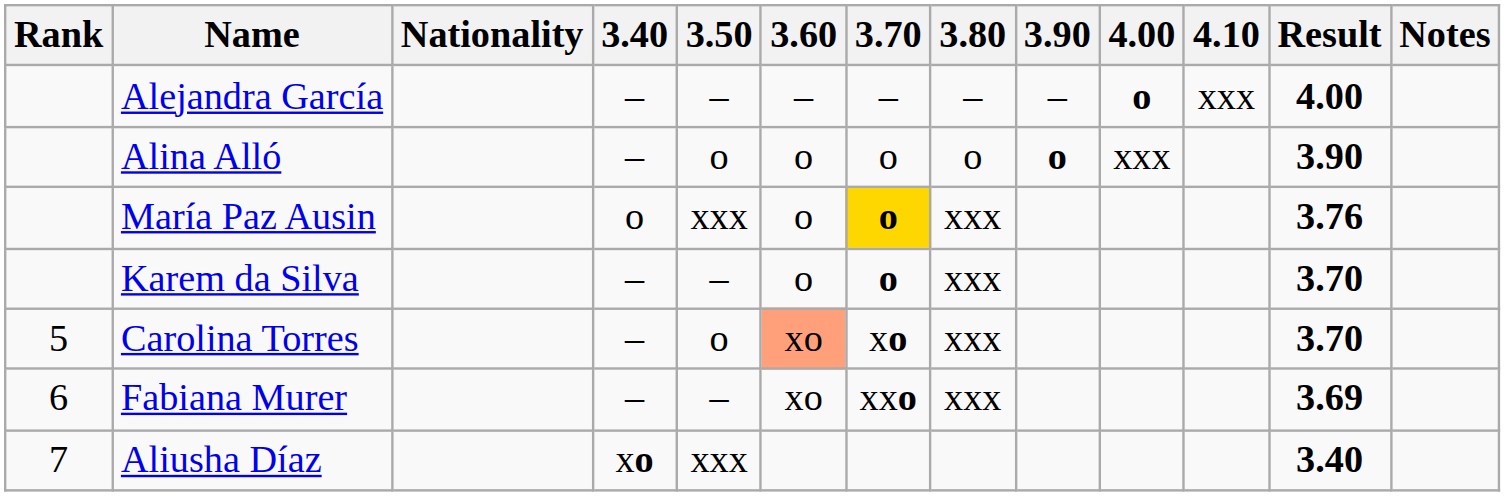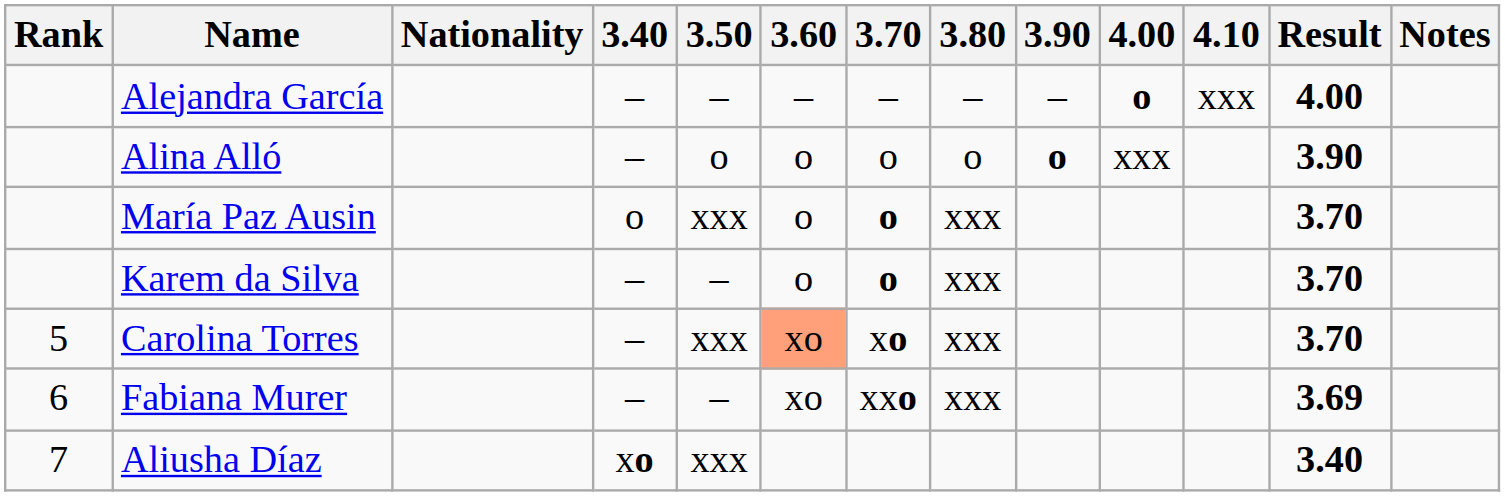(888, 216) gold background -> (888, 216) no background
(1330, 216) 3.76 -> (1330, 216) 3.70
(719, 338) o -> (719, 338) xxx
